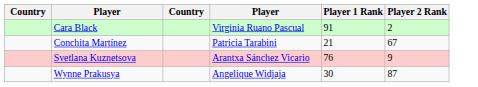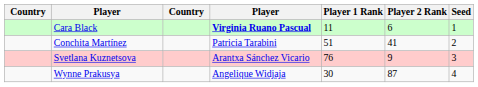+ column: (461, 12)
(258, 27) normal -> (262, 27) bold
(328, 27) 91 -> (328, 27) 11
(390, 27) 2 -> (390, 27) 6
(328, 43) 21 -> (328, 43) 51
(392, 43) 67 -> (392, 43) 41
